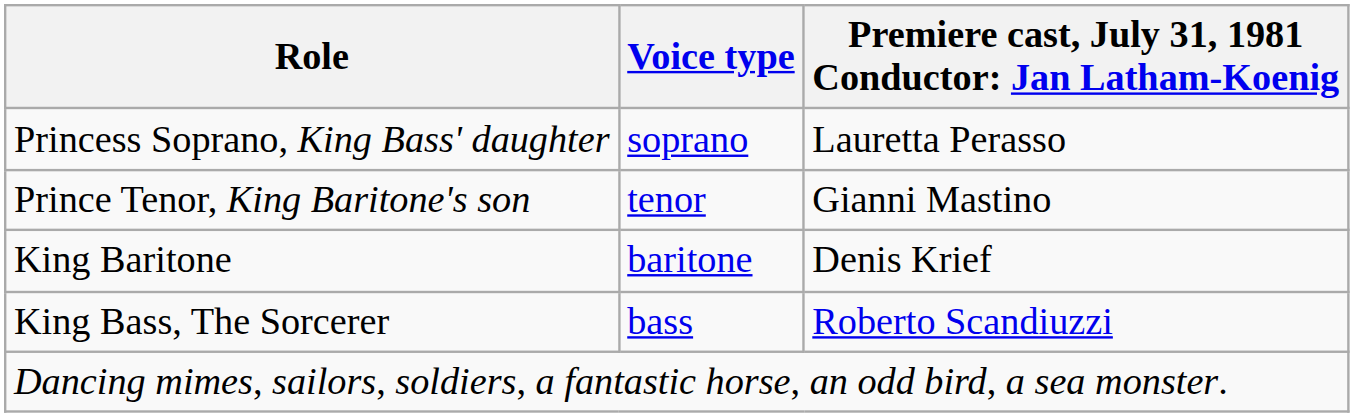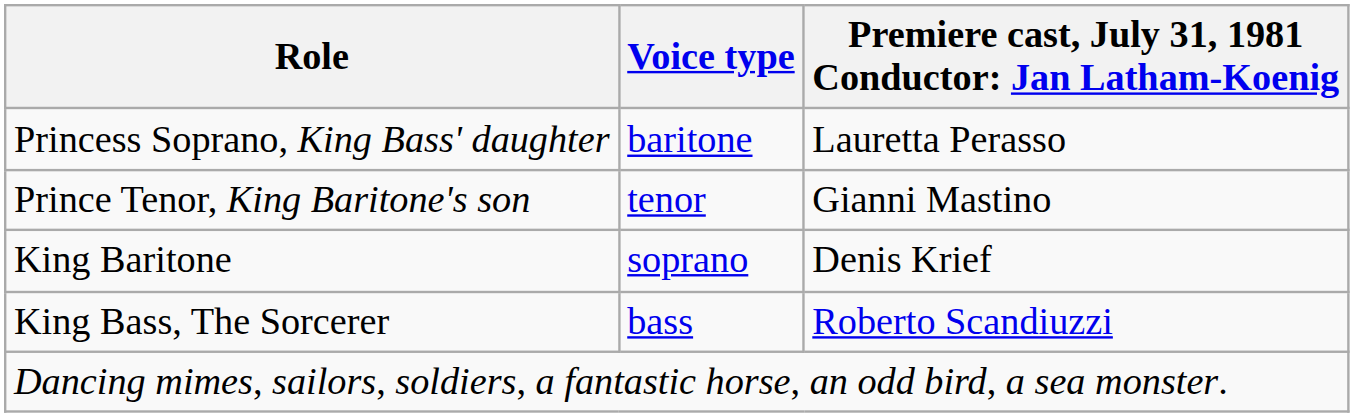(688, 138) soprano -> (690, 138) baritone
(690, 259) baritone -> (688, 259) soprano
